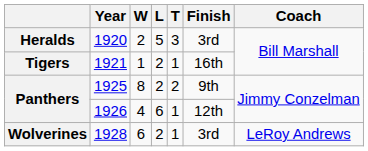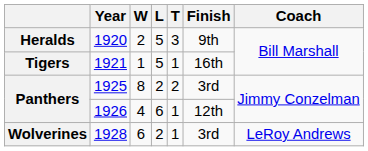(209, 39) 3rd -> (209, 39) 9th
(159, 63) 2 -> (159, 63) 5
(209, 87) 9th -> (209, 87) 3rd
